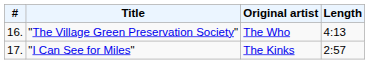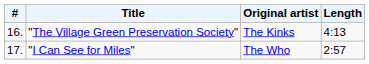(267, 31) The Who -> (269, 31) The Kinks
(269, 50) The Kinks -> (267, 50) The Who
